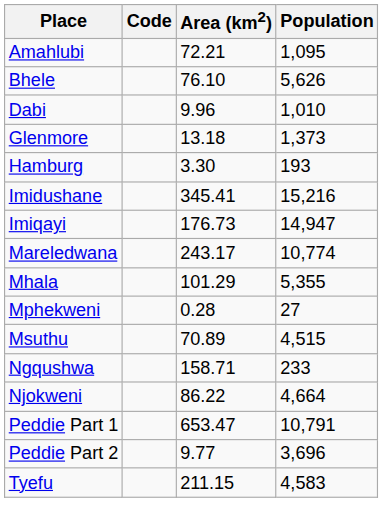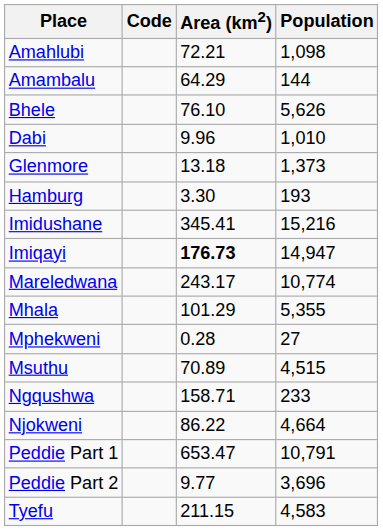(303, 52) 1,095 -> (303, 52) 1,098
+ row: (52, 81)
(208, 224) normal -> (208, 253) bold
